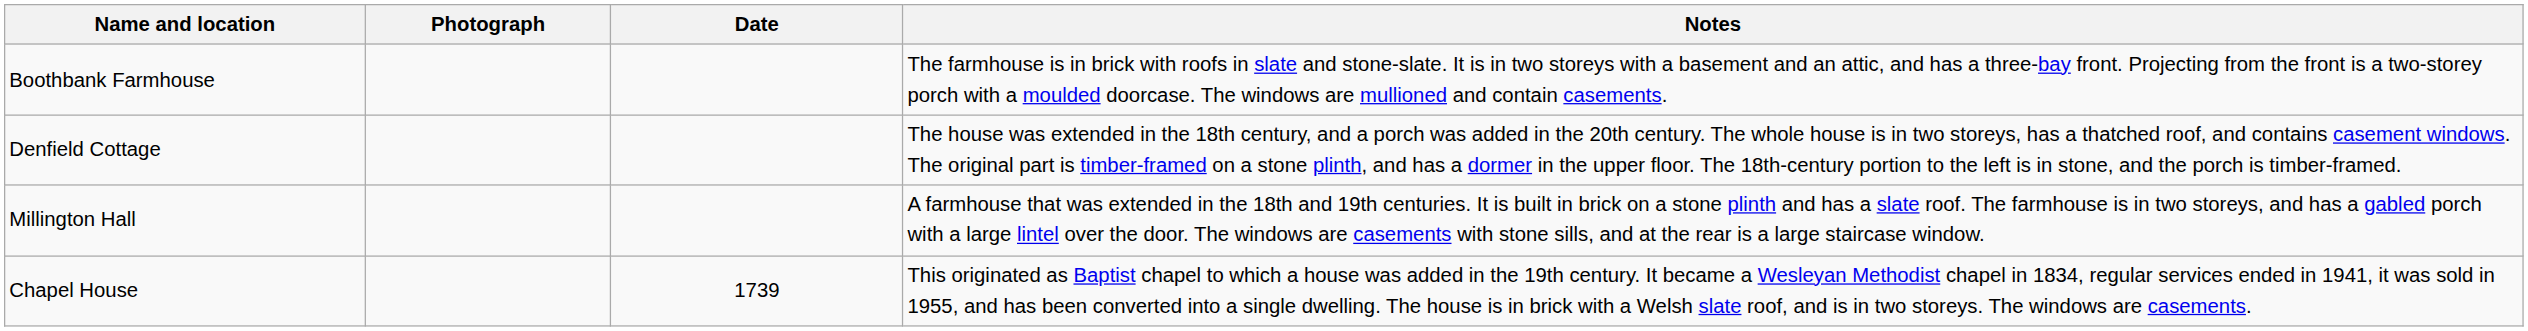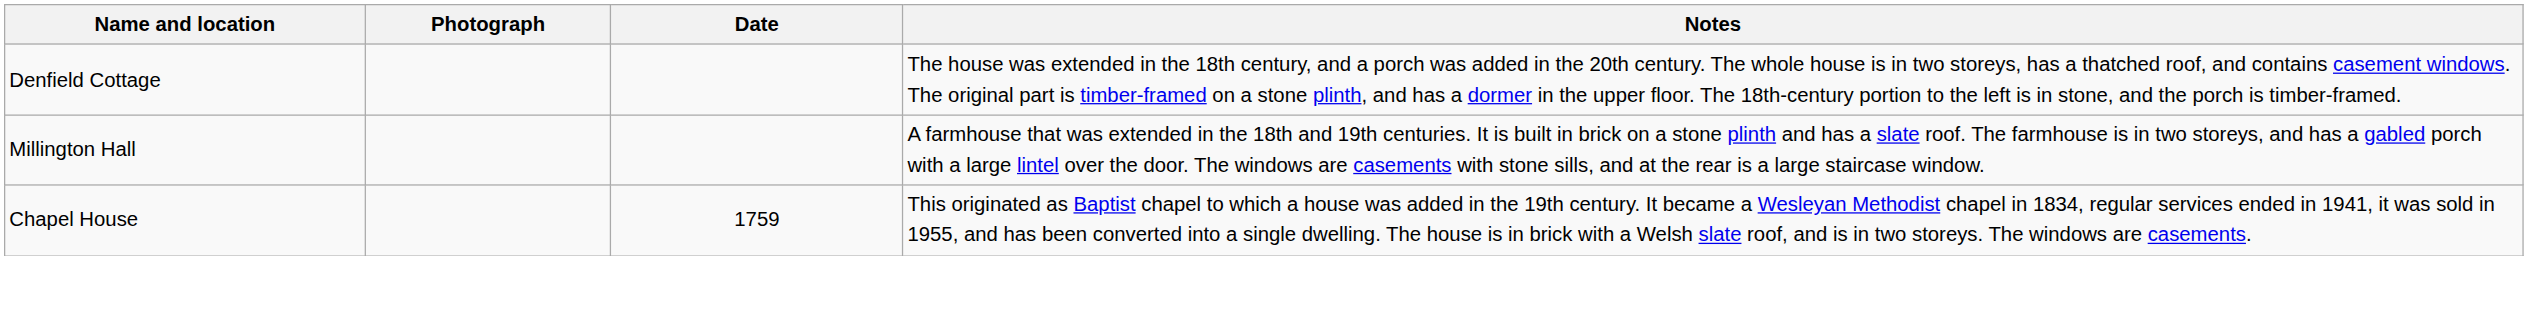- row: (112, 79)
(757, 290) 1739 -> (757, 220) 1759
